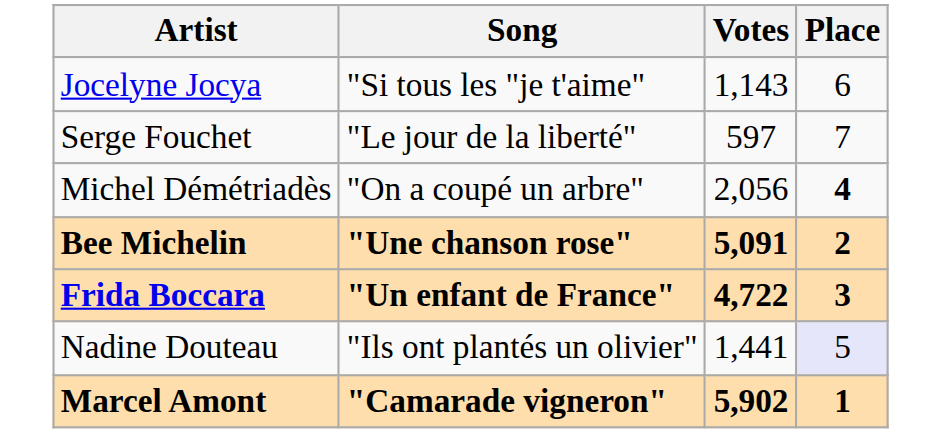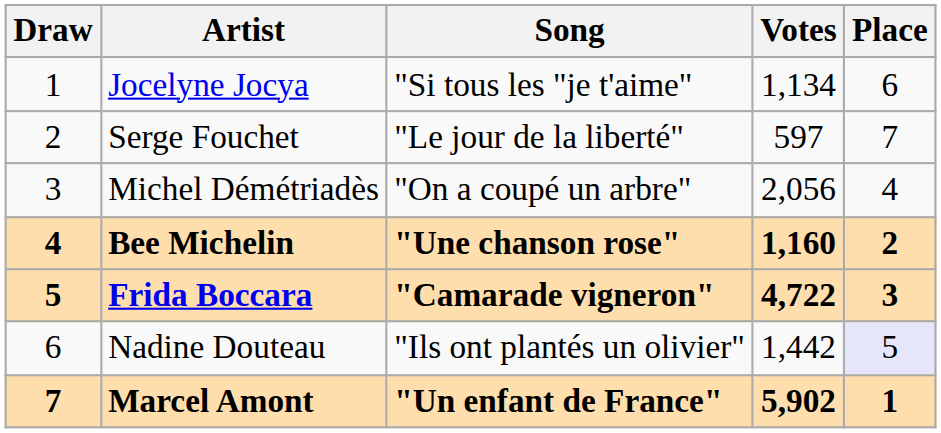+ column: (53, 30)
(751, 83) 1,143 -> (798, 83) 1,134
(842, 189) bold -> (890, 189) normal
(751, 242) 5,091 -> (798, 242) 1,160
(511, 294) "Un enfant de France" -> (554, 294) "Camarade vigneron"
(751, 347) 1,441 -> (798, 347) 1,442
(507, 400) "Camarade vigneron" -> (558, 400) "Un enfant de France"
